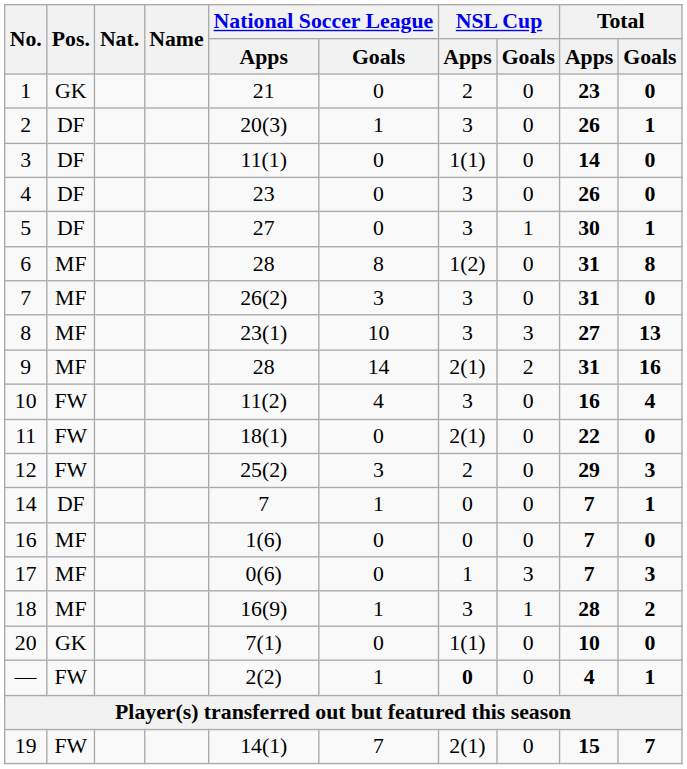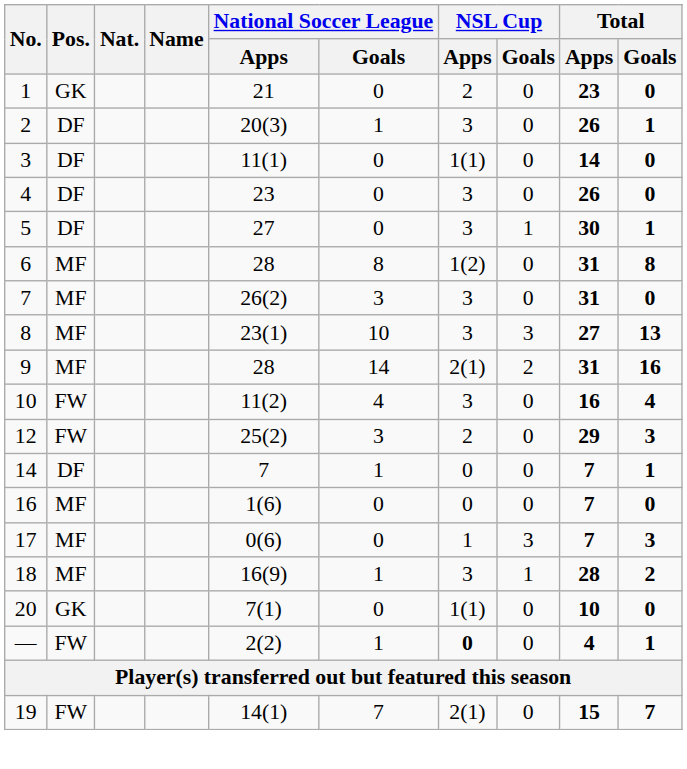- row: (26, 435)
